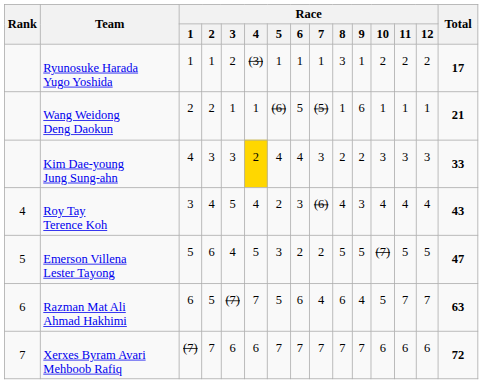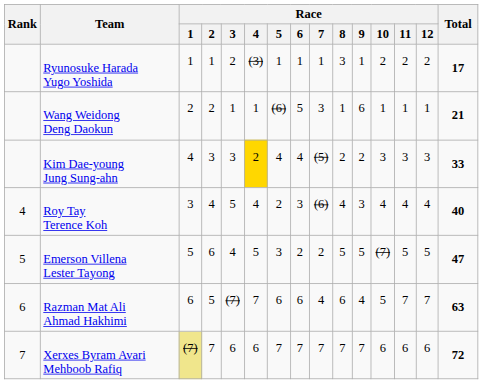(321, 115) (5) -> (321, 115) 3
(321, 163) 3 -> (321, 163) (5)
(458, 211) 43 -> (458, 211) 40
(279, 307) 5 -> (279, 307) 6
(190, 355) no background -> (190, 355) khaki background
